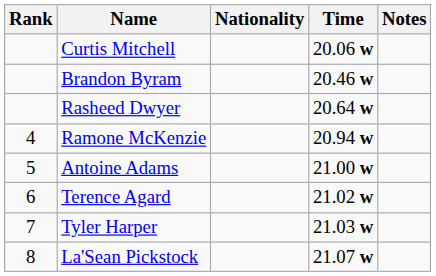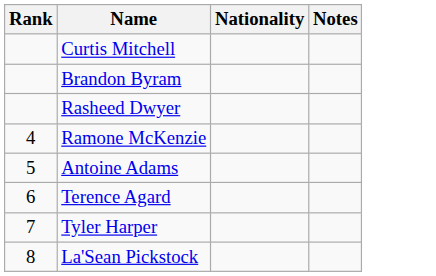- column: (343, 19)
